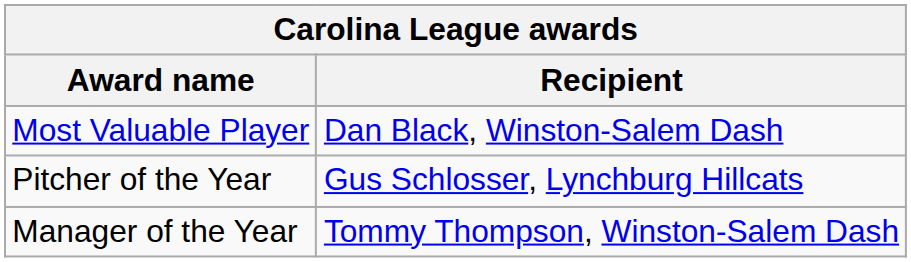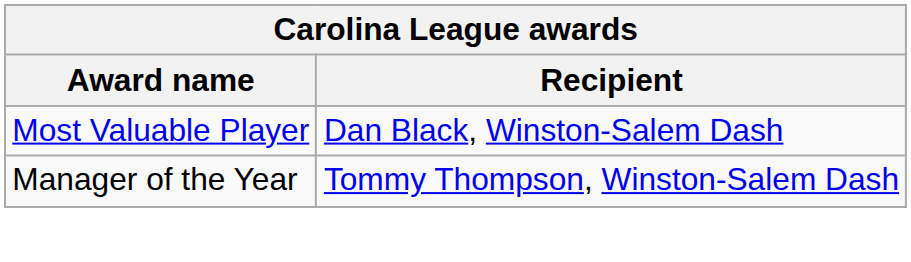- row: (142, 180)
